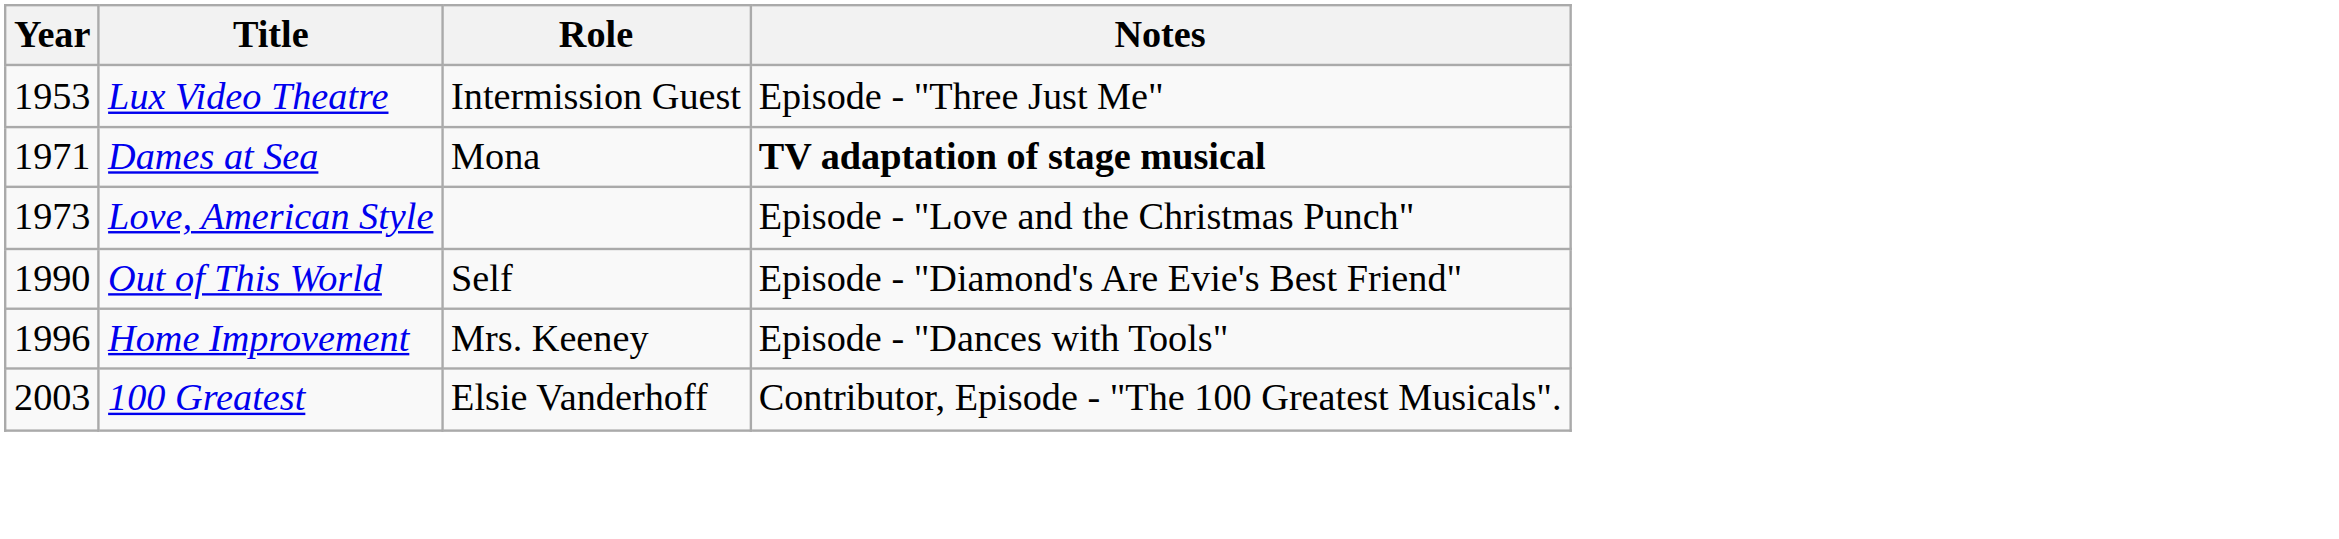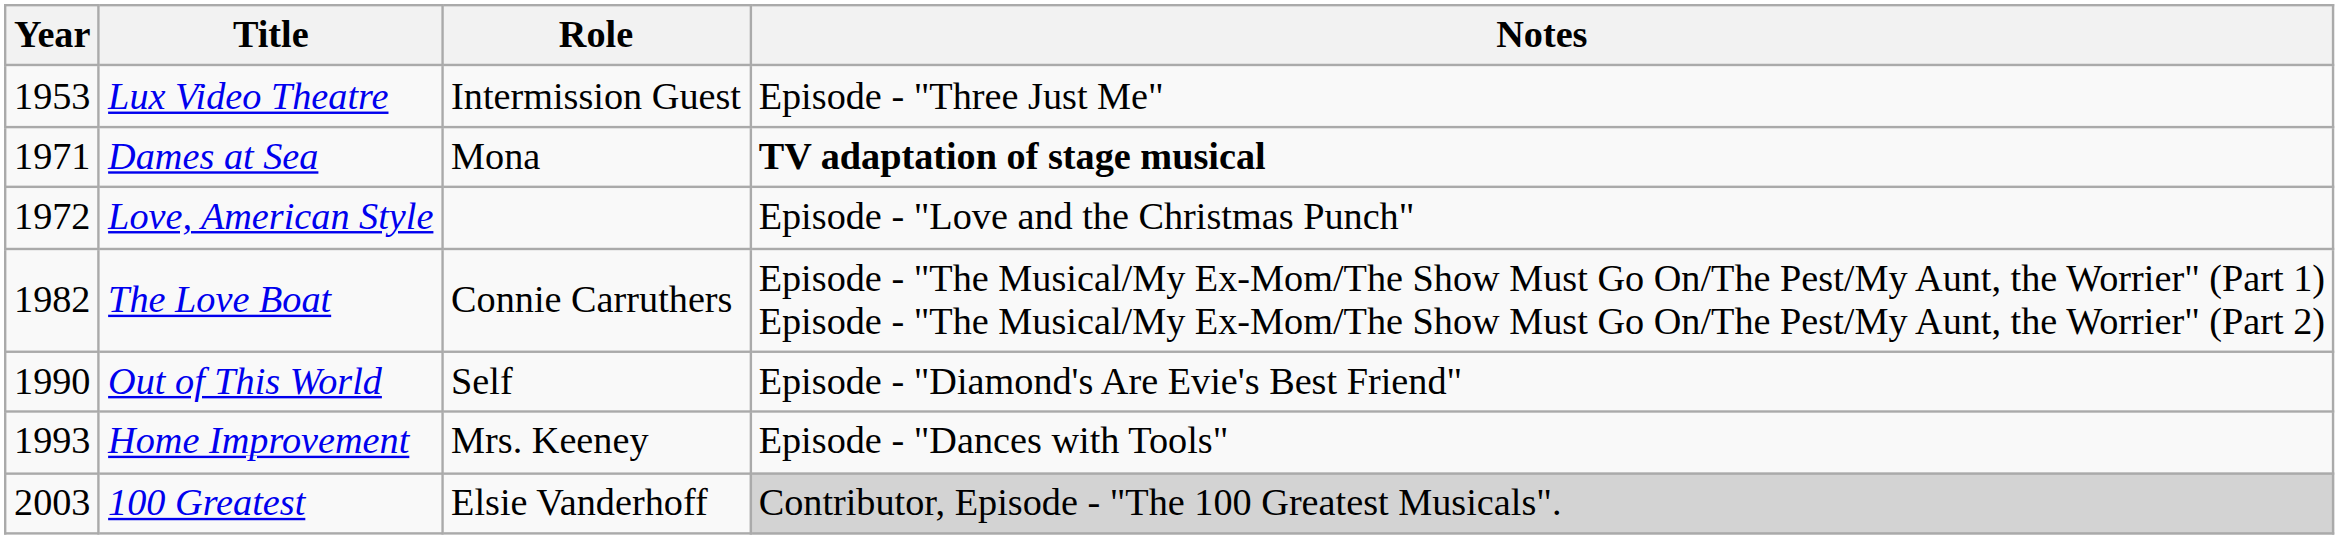(52, 216) 1973 -> (52, 216) 1972
+ row: (220, 298)
(52, 338) 1996 -> (52, 441) 1993
(1160, 398) no background -> (1160, 502) lightgrey background
